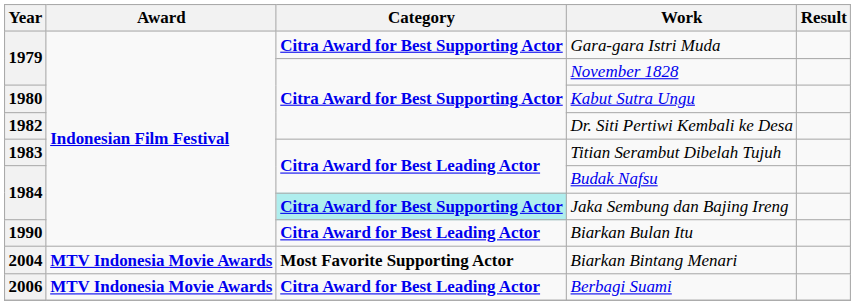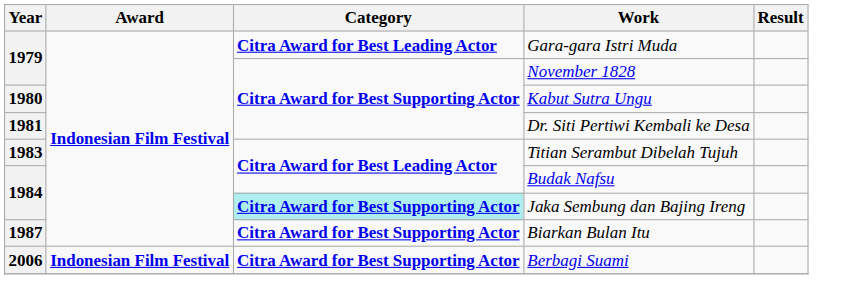(421, 44) Citra Award for Best Supporting Actor -> (367, 44) Citra Award for Best Leading Actor
(25, 125) 1982 -> (25, 125) 1981
(25, 233) 1990 -> (25, 233) 1987
(410, 233) Citra Award for Best Leading Actor -> (378, 233) Citra Award for Best Supporting Actor
- row: (654, 260)
(161, 286) MTV Indonesia Movie Awards -> (140, 260) Indonesian Film Festival
(410, 286) Citra Award for Best Leading Actor -> (378, 260) Citra Award for Best Supporting Actor
